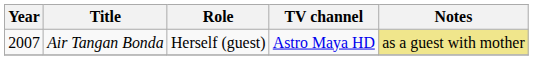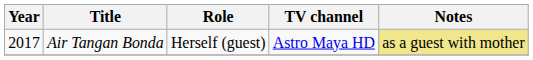(24, 42) 2007 -> (24, 42) 2017
